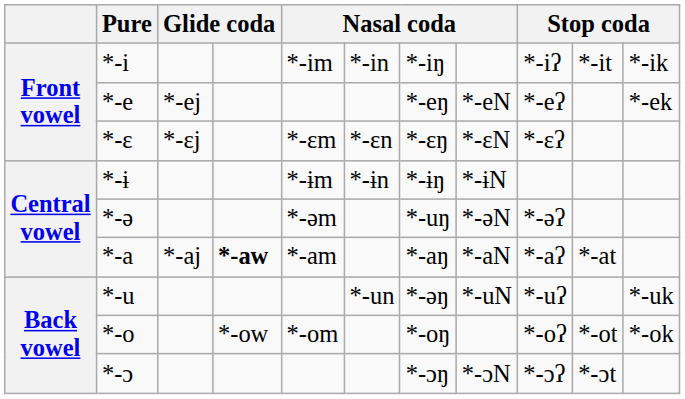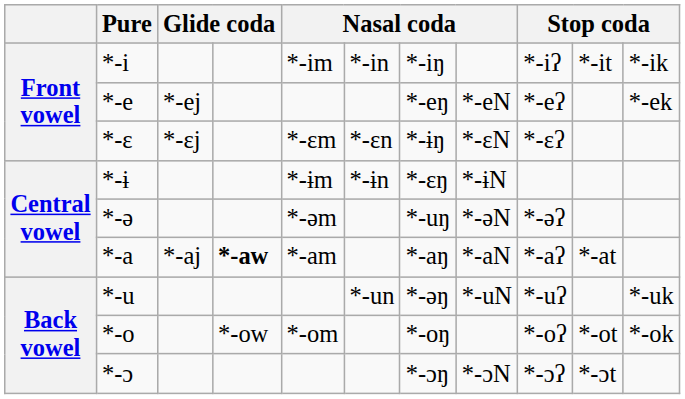(427, 140) *-ɛŋ -> (425, 140) *-ɨŋ
(425, 179) *-ɨŋ -> (427, 179) *-ɛŋ
